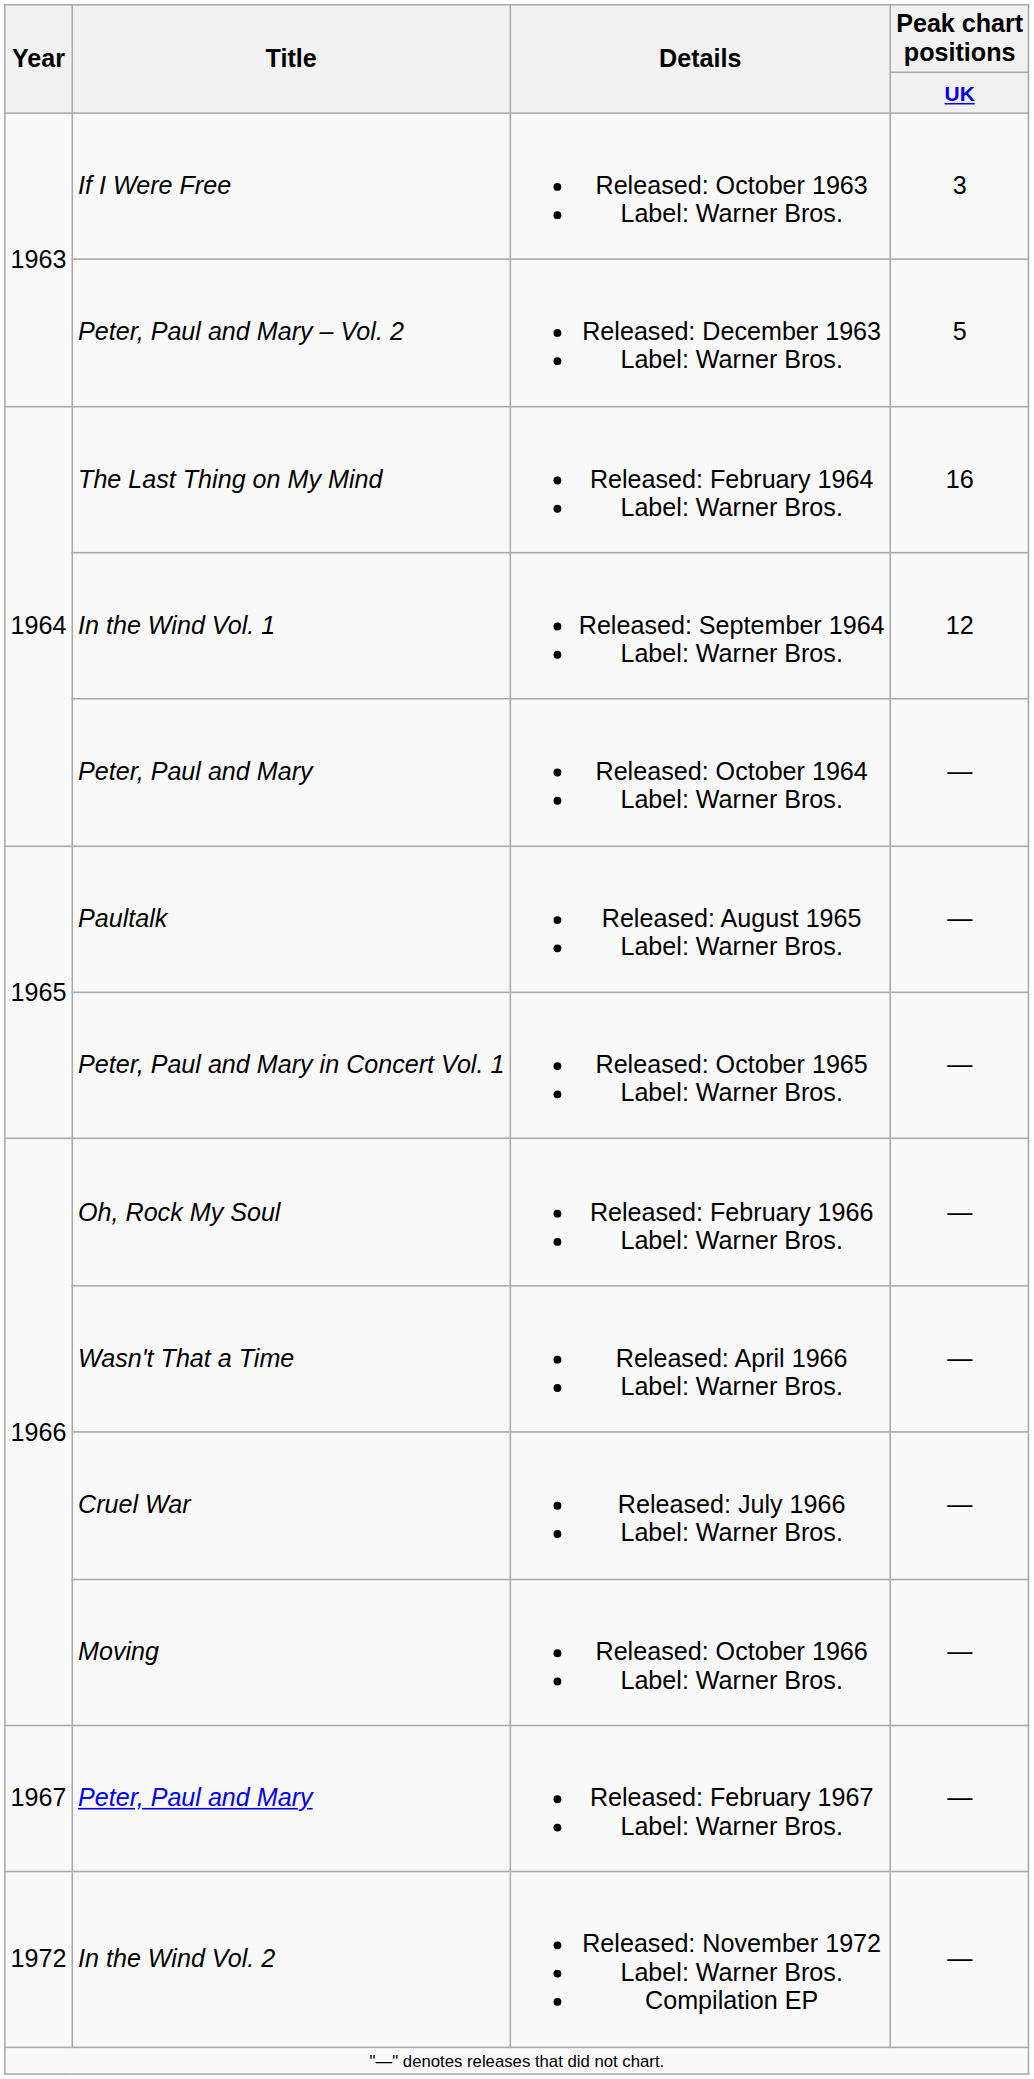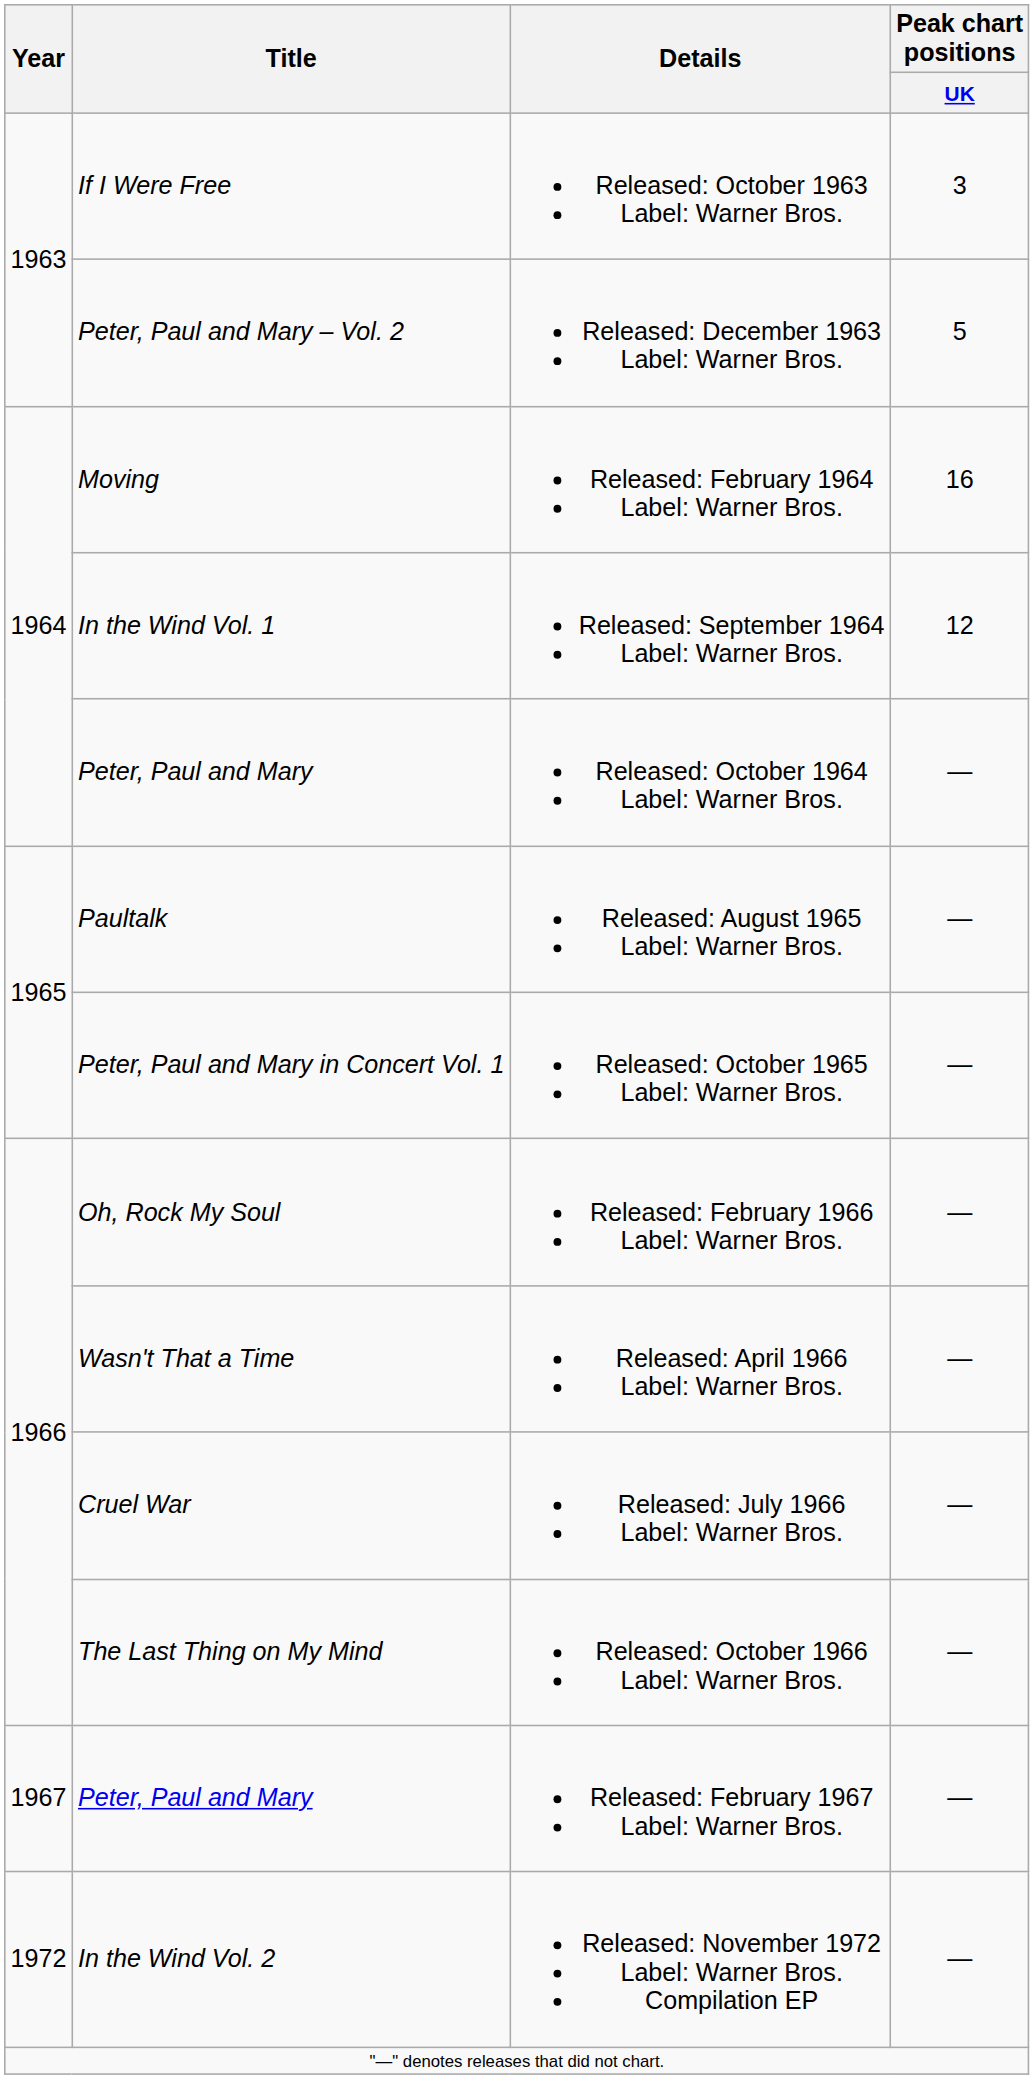(230, 478) The Last Thing on My Mind -> (119, 478) Moving
(119, 1651) Moving -> (230, 1651) The Last Thing on My Mind
